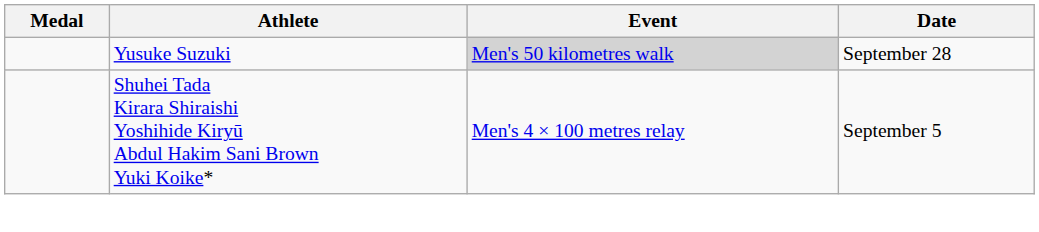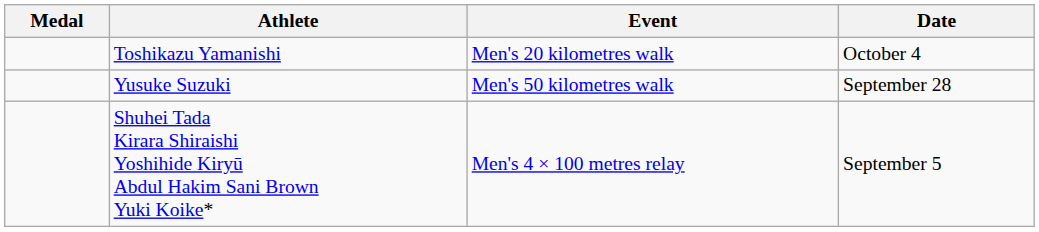+ row: (197, 53)
(573, 53) lightgrey background -> (573, 85) no background
